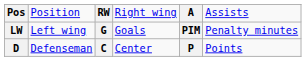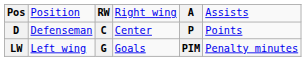rows swapped: (16, 47) <-> (16, 30)
